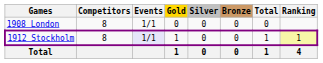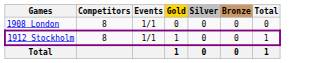- column: (299, 11)
(149, 38) lavender background -> (149, 38) no background
